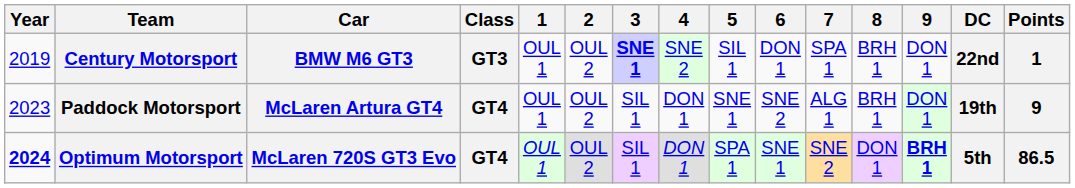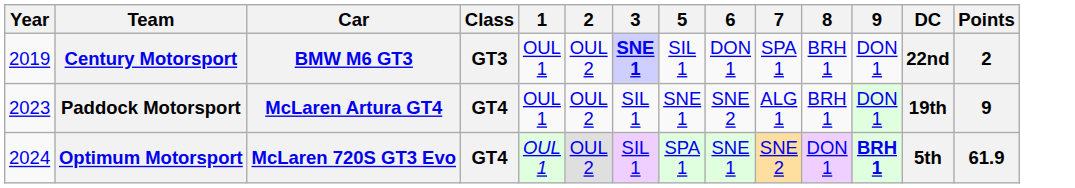- column: (684, 19)
(1036, 58) 1 -> (986, 58) 2
(30, 157) bold -> (30, 157) normal
(1036, 157) 86.5 -> (986, 157) 61.9
